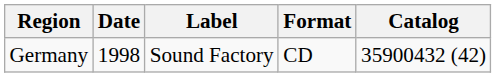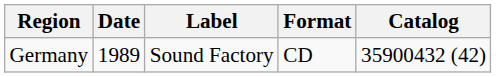(119, 54) 1998 -> (119, 54) 1989
